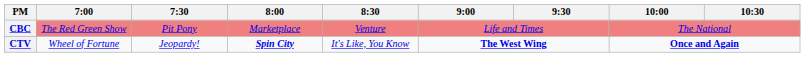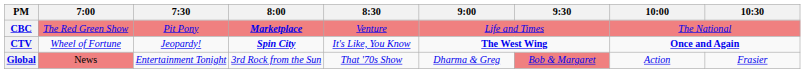(275, 28) normal -> (276, 28) bold
+ row: (21, 60)
